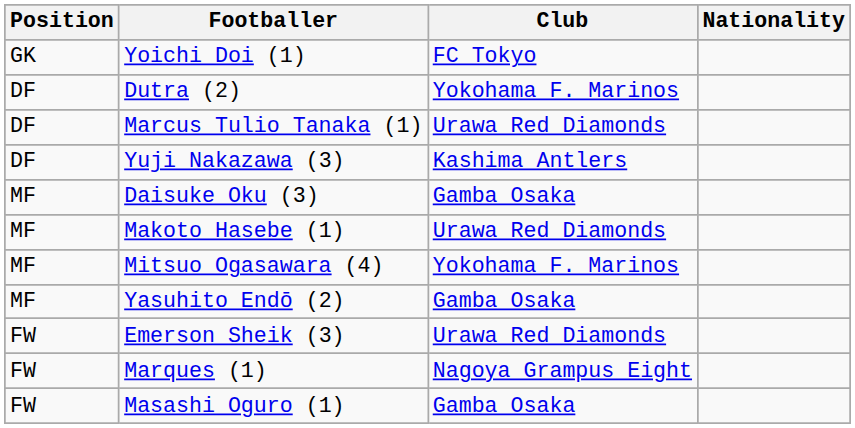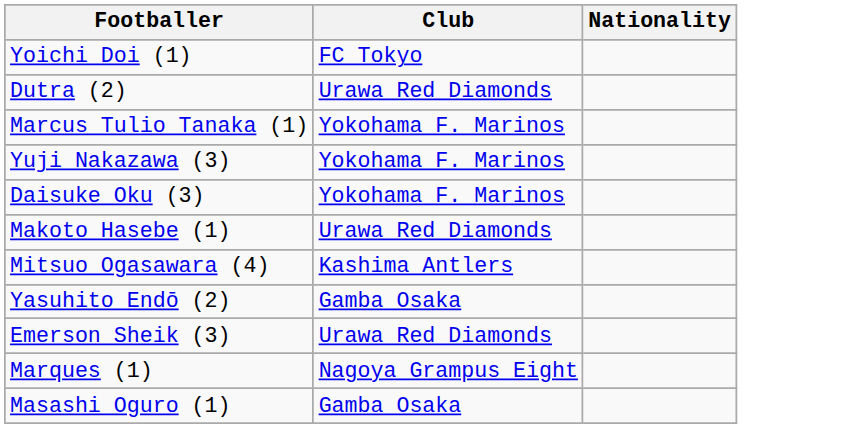- column: (62, 23)
(556, 92) Yokohama F. Marinos -> (435, 92) Urawa Red Diamonds
(549, 127) Urawa Red Diamonds -> (442, 127) Yokohama F. Marinos
(530, 162) Kashima Antlers -> (442, 162) Yokohama F. Marinos
(504, 197) Gamba Osaka -> (442, 197) Yokohama F. Marinos
(556, 267) Yokohama F. Marinos -> (416, 267) Kashima Antlers
